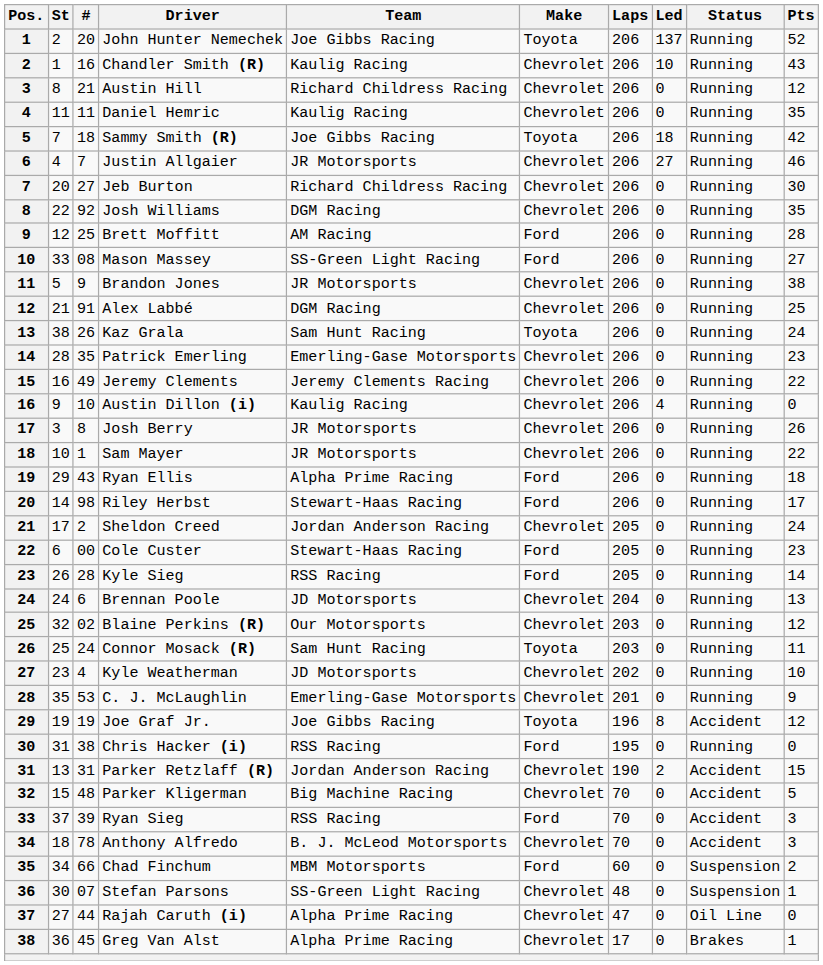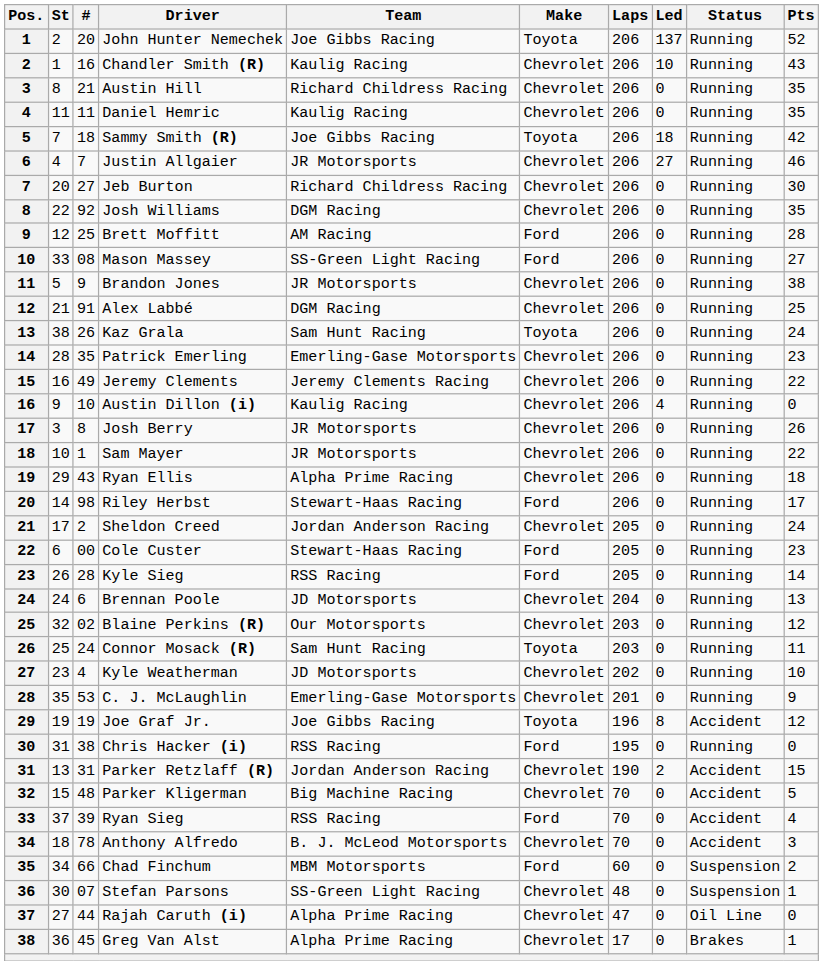(796, 90) 12 -> (796, 90) 35
(542, 479) Ford -> (564, 479) Chevrolet
(792, 820) 3 -> (792, 820) 4
